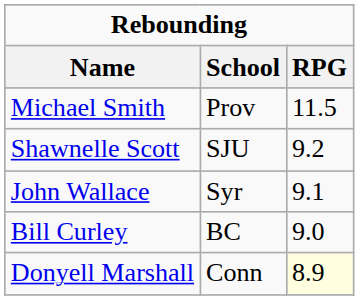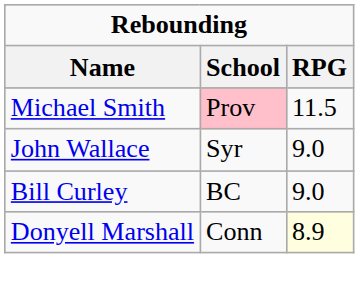(231, 107) no background -> (231, 107) pink background
- row: (95, 149)
(308, 190) 9.1 -> (308, 149) 9.0
